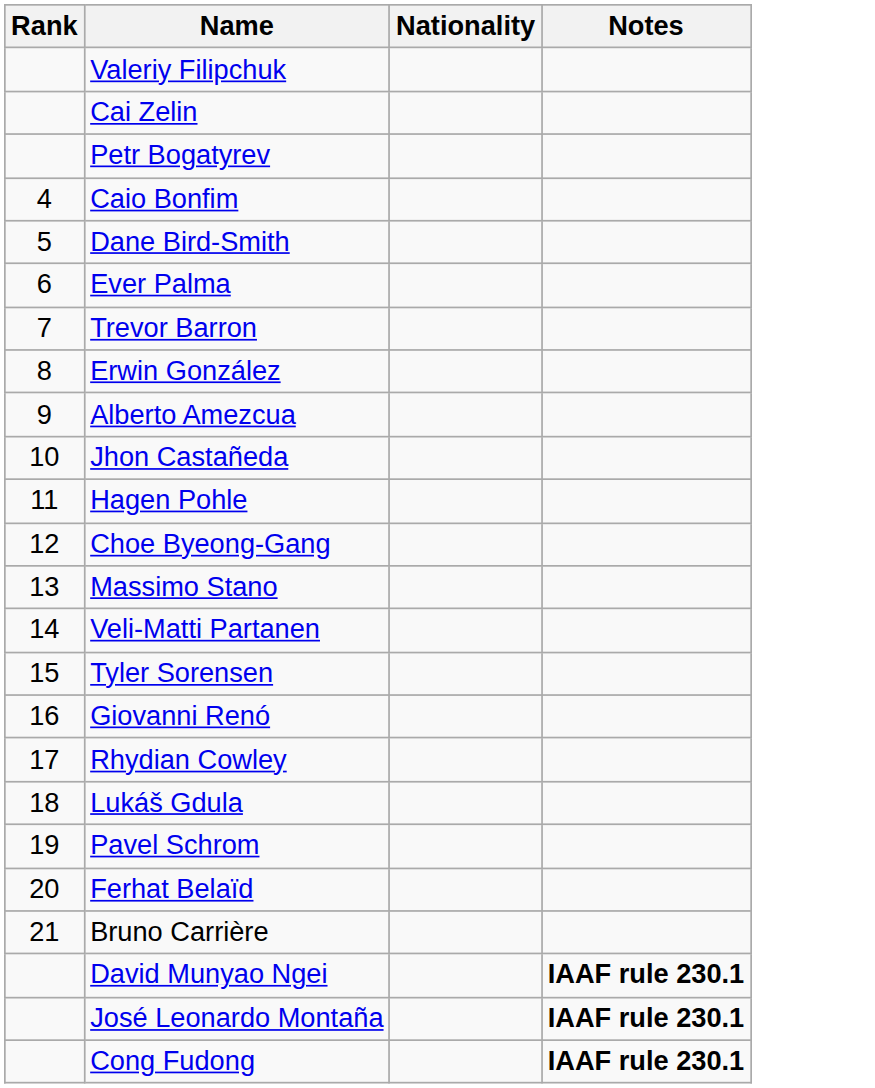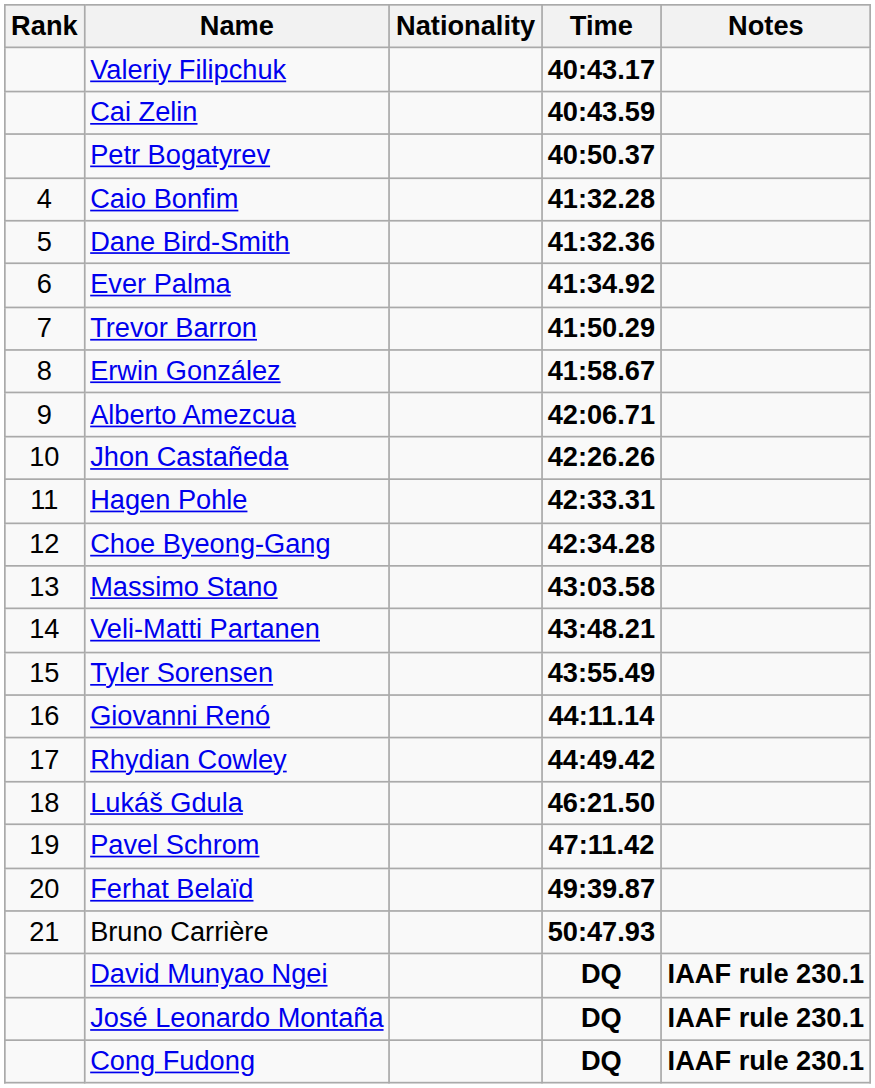+ column: (601, 26)
